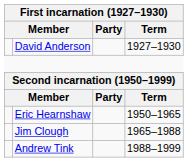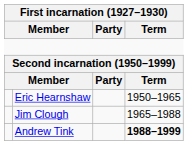- row: (53, 47)
(154, 149) normal -> (154, 132) bold
